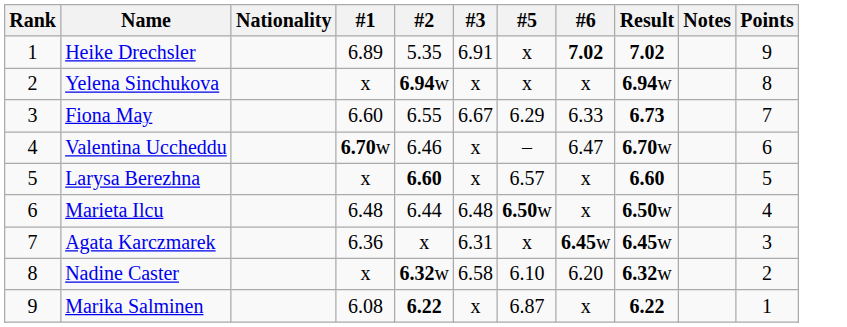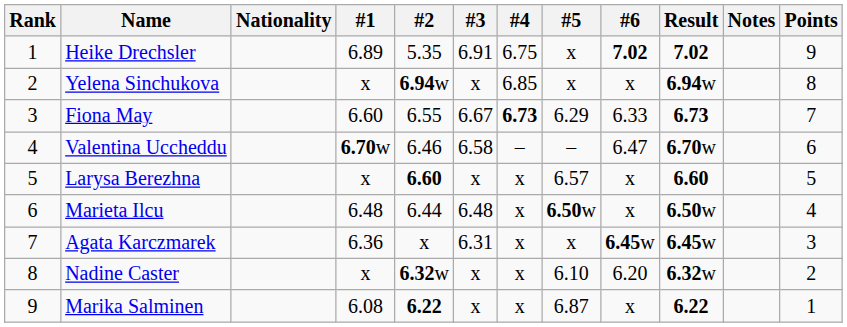+ column: (520, 20)
(476, 147) x -> (476, 147) 6.58
(476, 274) 6.58 -> (476, 274) x
